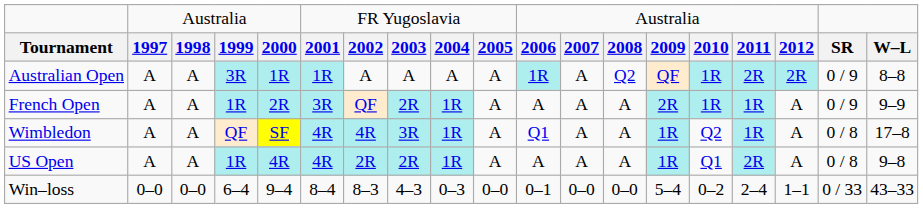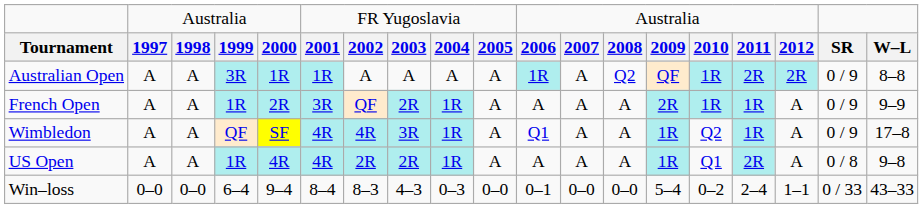(842, 132) 0 / 8 -> (842, 132) 0 / 9
